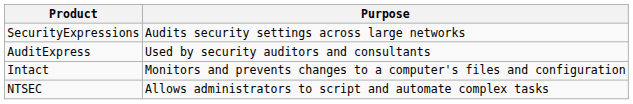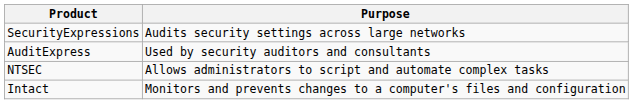rows swapped: (25, 89) <-> (28, 70)
